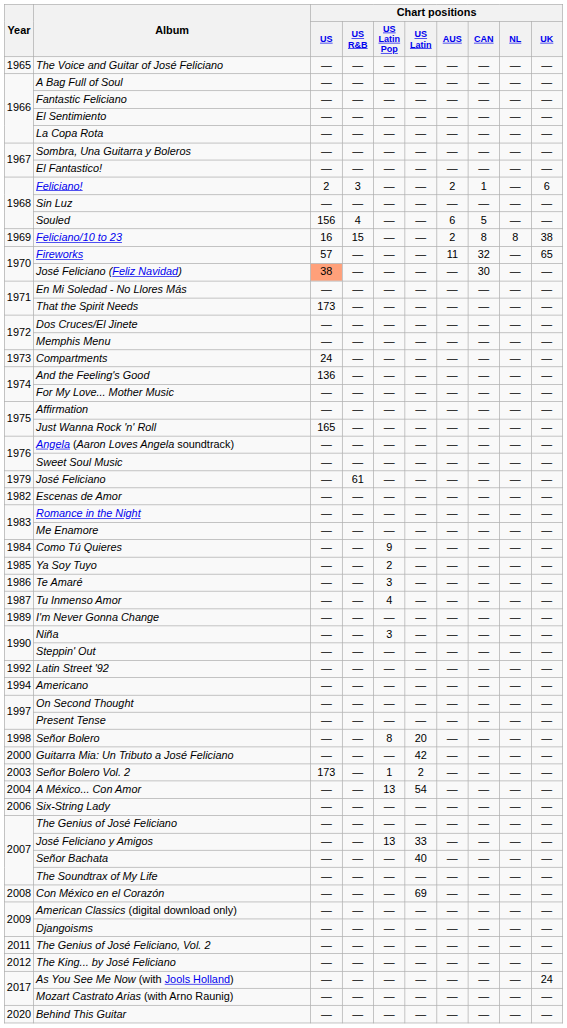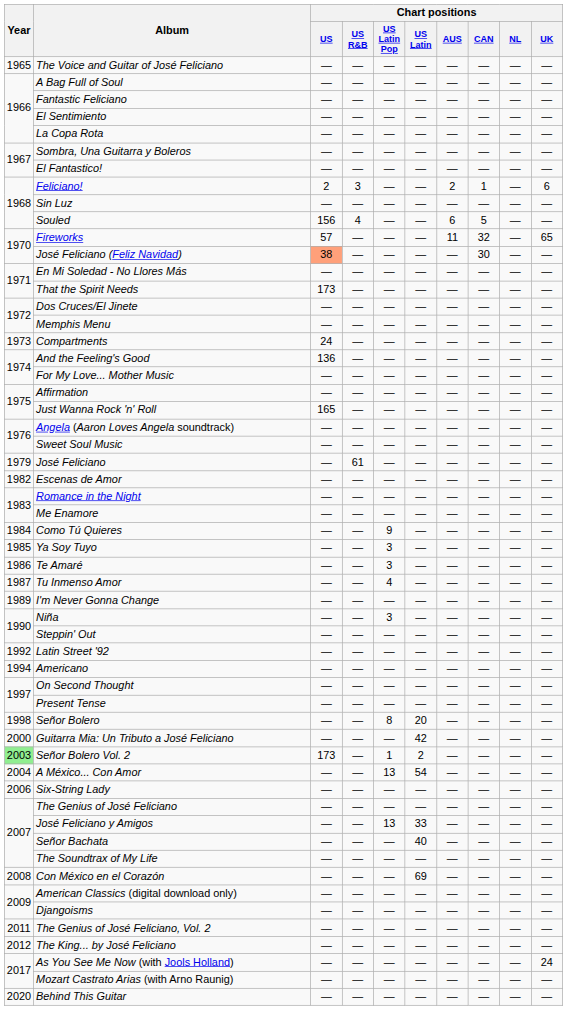- row: (79, 237)
(389, 565) 2 -> (389, 548) 3
(19, 772) no background -> (19, 755) lightgreen background
